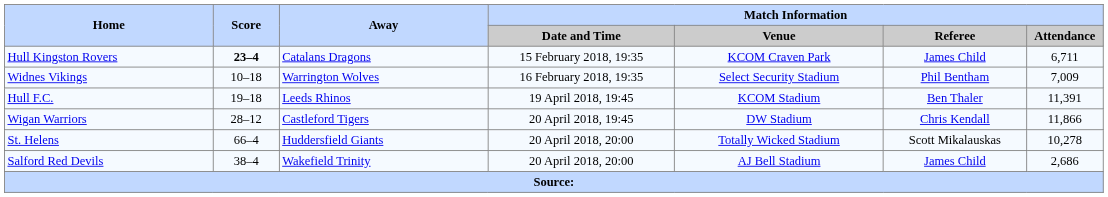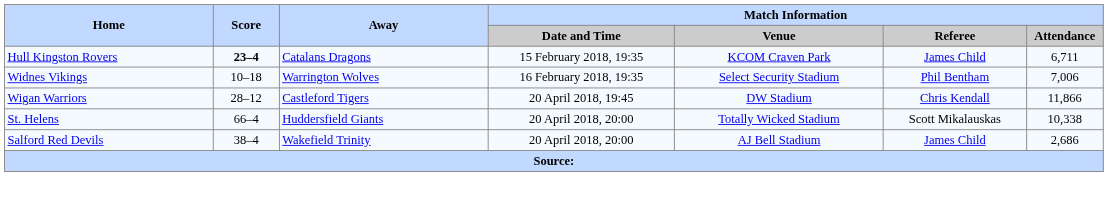(1065, 77) 7,009 -> (1065, 77) 7,006
- row: (30, 98)
(1065, 140) 10,278 -> (1065, 119) 10,338
